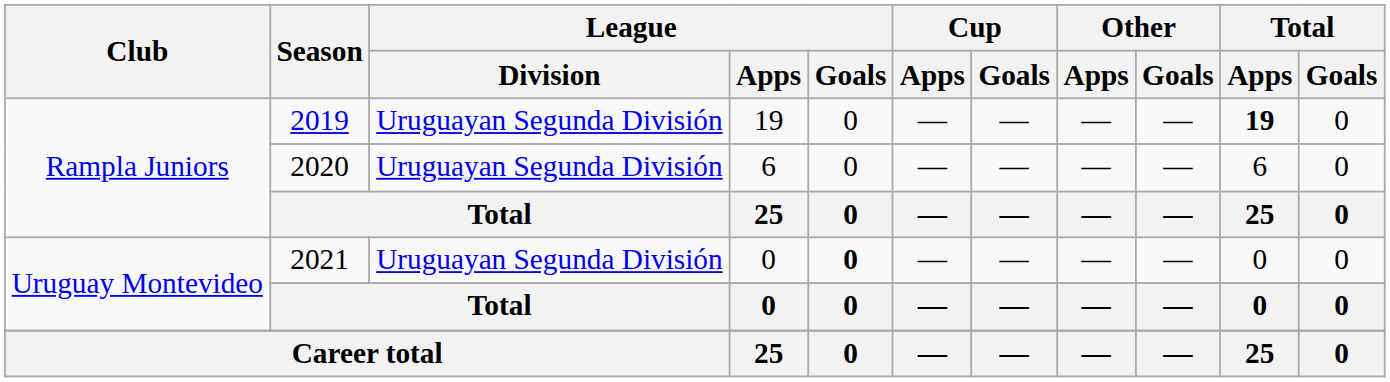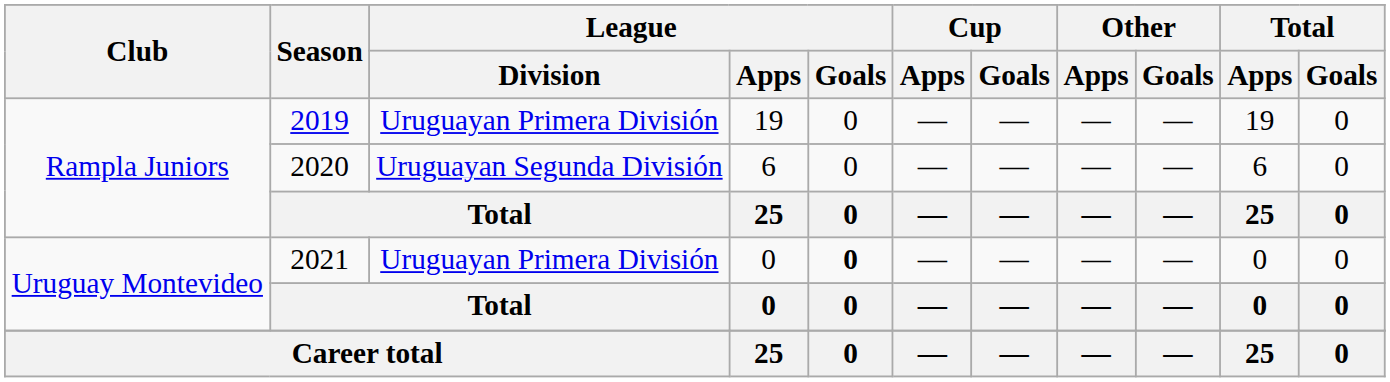(549, 120) Uruguayan Segunda División -> (549, 120) Uruguayan Primera División
(1260, 120) bold -> (1260, 120) normal
(549, 259) Uruguayan Segunda División -> (549, 259) Uruguayan Primera División
